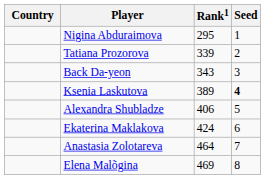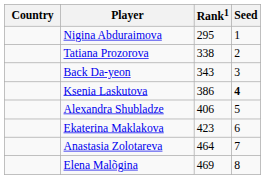(205, 53) 339 -> (205, 53) 338
(205, 91) 389 -> (205, 91) 386
(205, 128) 424 -> (205, 128) 423
